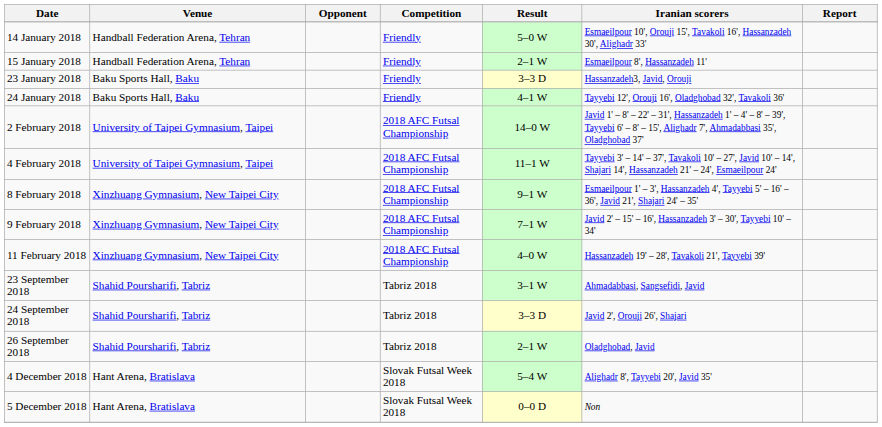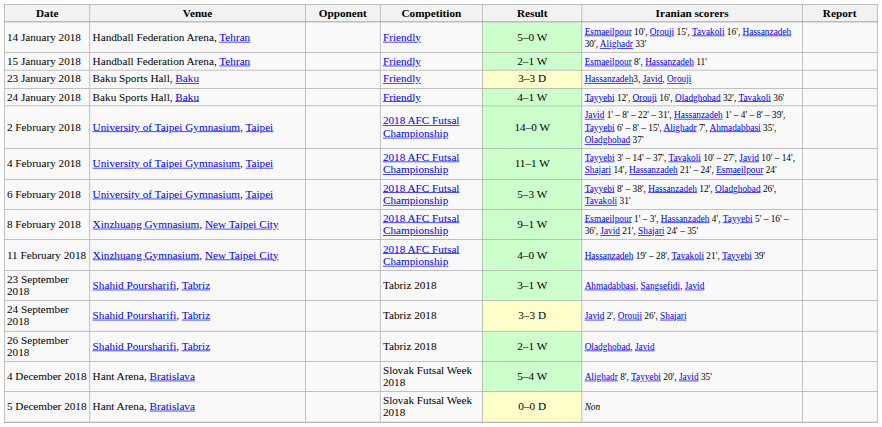+ row: (44, 194)
- row: (44, 224)
